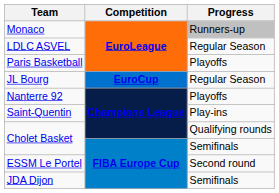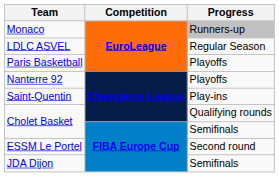- row: (28, 79)
